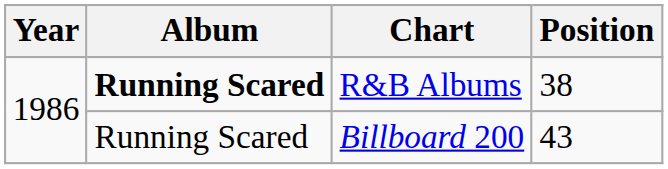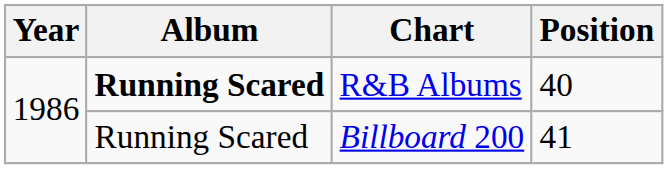(556, 83) 38 -> (556, 83) 40
(556, 136) 43 -> (556, 136) 41
